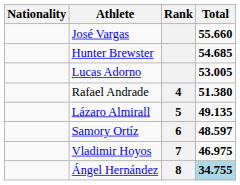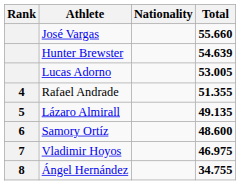columns swapped: (178, 14) <-> (37, 14)
(215, 53) 54.685 -> (215, 53) 54.639
(215, 92) 51.380 -> (215, 92) 51.355
(215, 131) 48.597 -> (215, 131) 48.600
(215, 170) lightblue background -> (215, 170) no background
